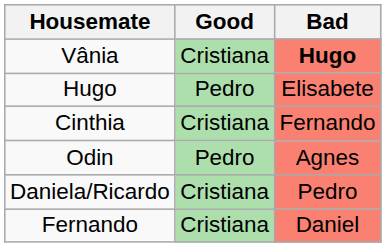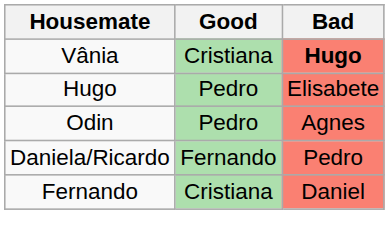- row: (90, 123)
(225, 191) Cristiana -> (228, 157) Fernando
